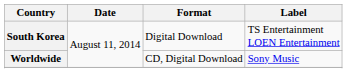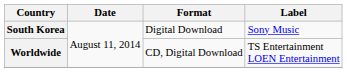(294, 36) TS Entertainment LOEN Entertainment -> (273, 30) Sony Music
(273, 59) Sony Music -> (294, 53) TS Entertainment LOEN Entertainment
